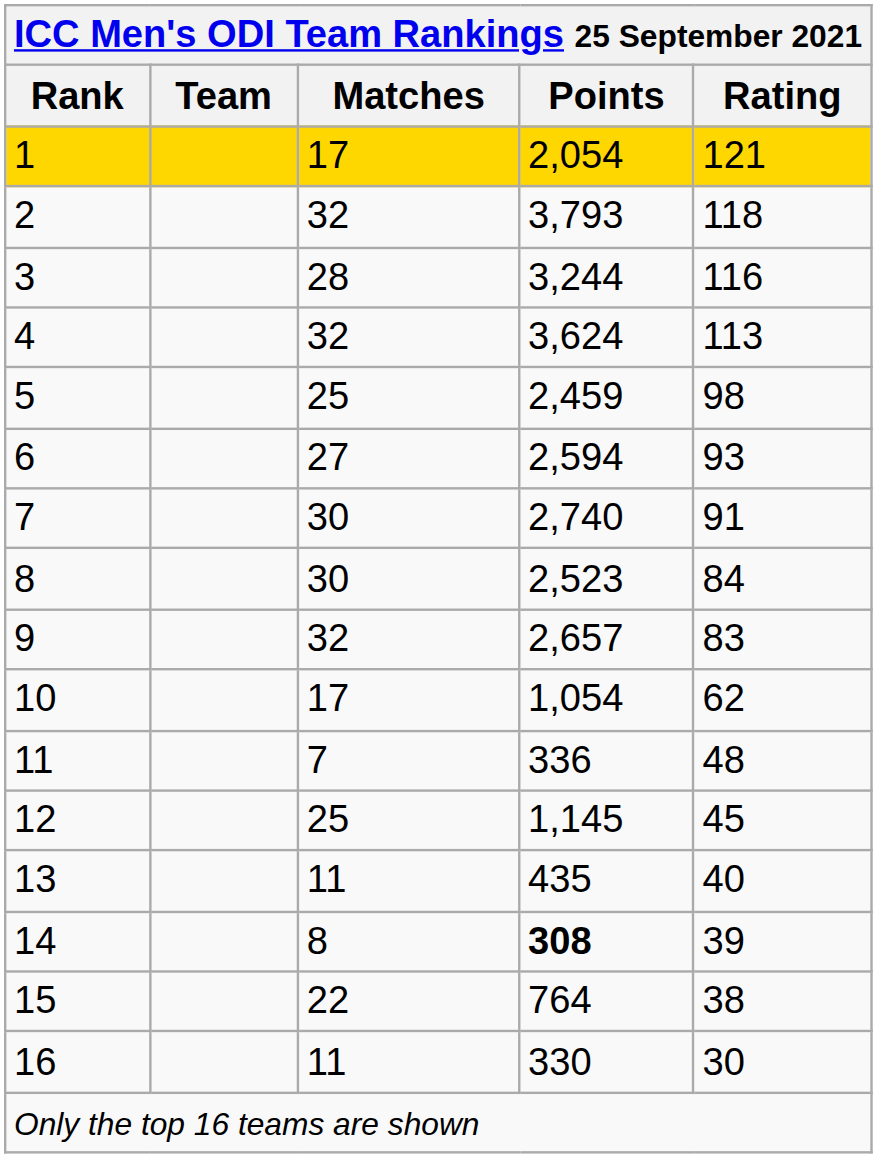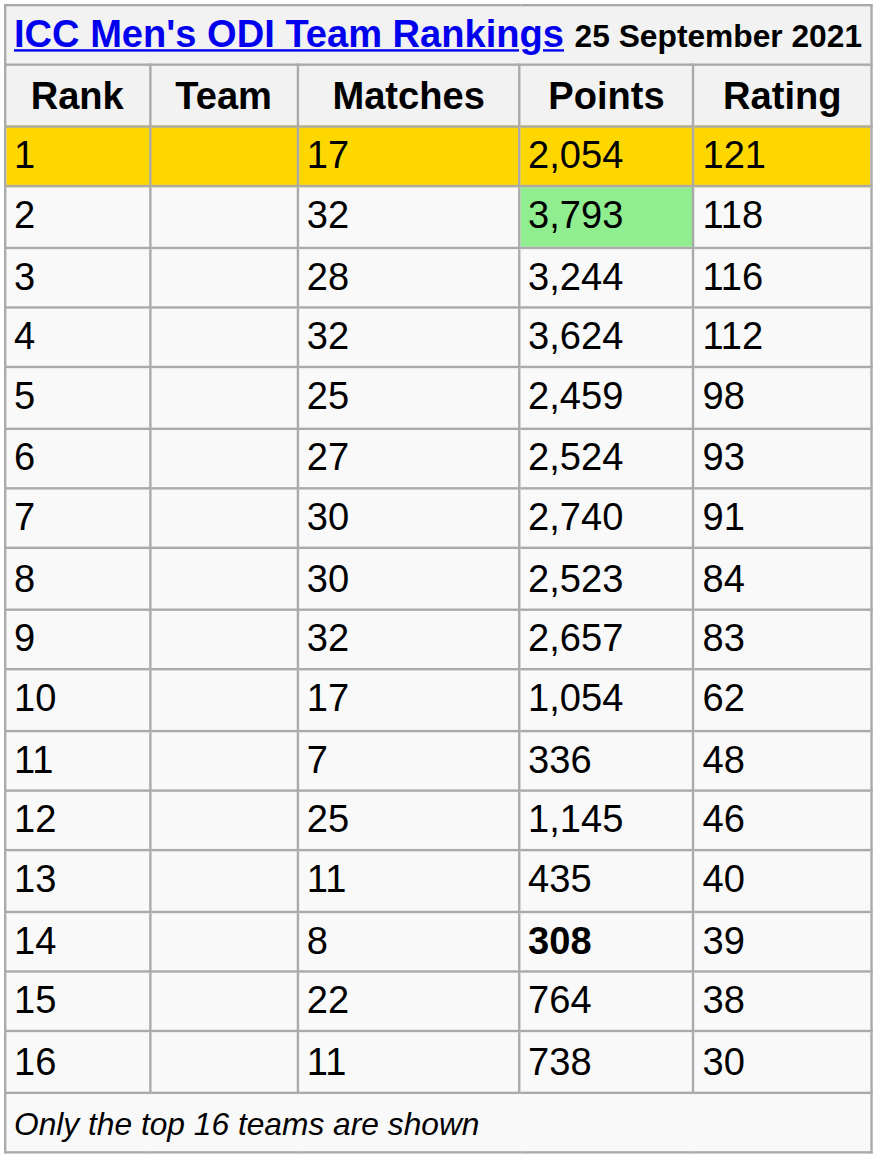(576, 215) no background -> (576, 215) lightgreen background
(733, 336) 113 -> (733, 336) 112
(576, 457) 2,594 -> (576, 457) 2,524
(724, 819) 45 -> (724, 819) 46
(560, 1061) 330 -> (560, 1061) 738
